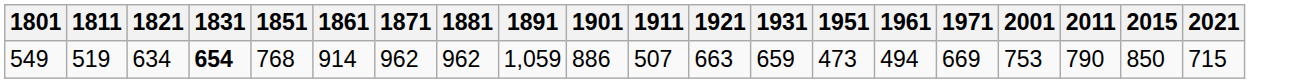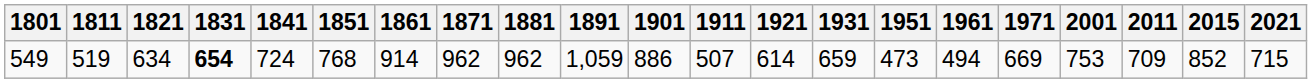+ column: (282, 22)
(714, 59) 663 -> (776, 59) 614
(1085, 59) 790 -> (1147, 59) 709
(1146, 59) 850 -> (1208, 59) 852
